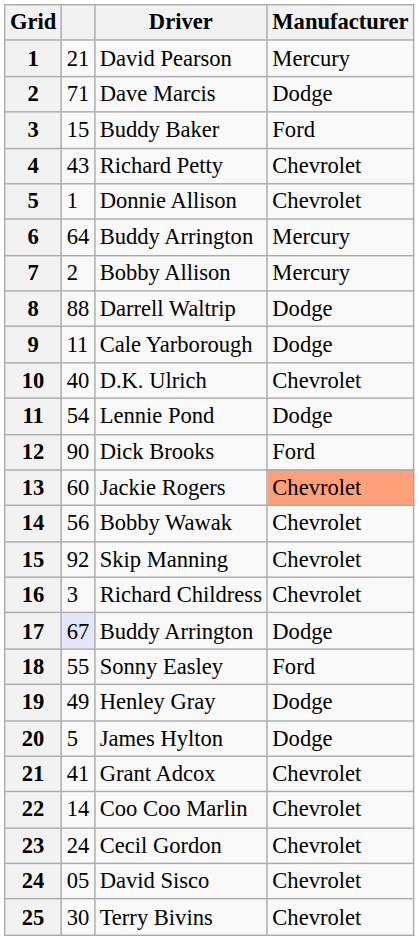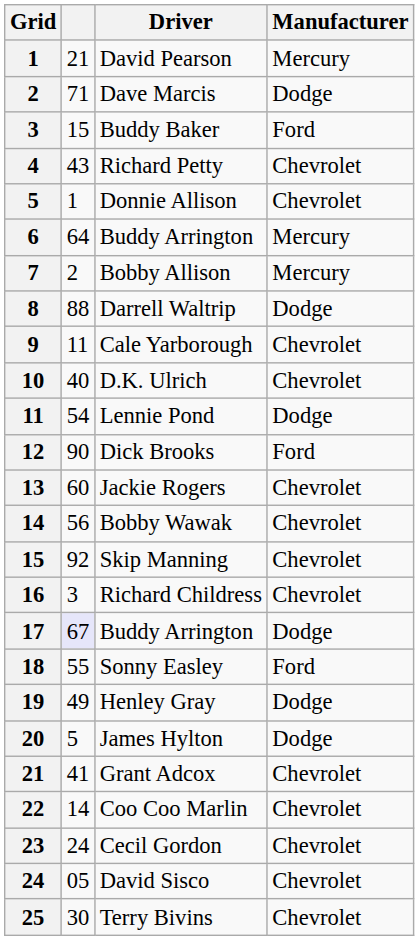(302, 344) Dodge -> (317, 344) Chevrolet
(317, 487) lightsalmon background -> (317, 487) no background
